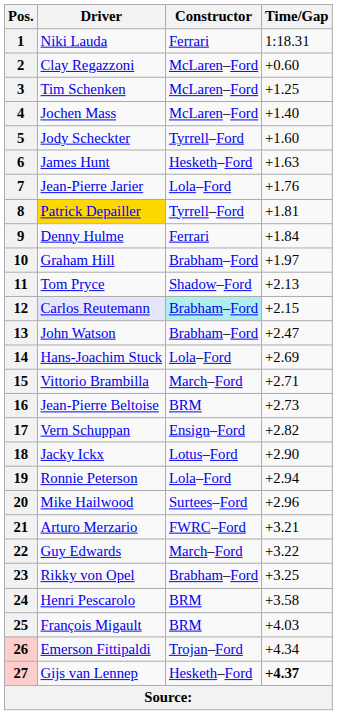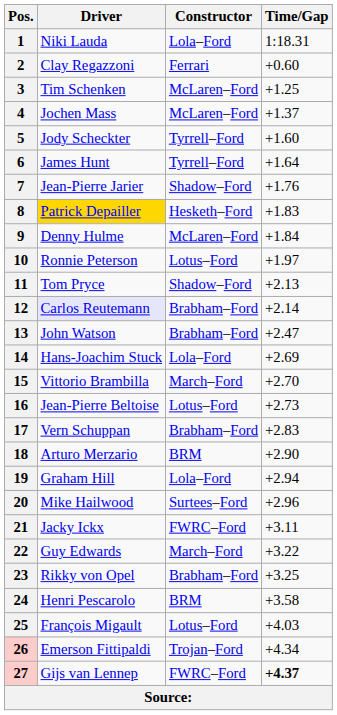(189, 41) Ferrari -> (200, 41) Lola–Ford
(214, 65) McLaren–Ford -> (189, 65) Ferrari
(282, 114) +1.40 -> (282, 114) +1.37
(211, 162) Hesketh–Ford -> (206, 162) Tyrrell–Ford
(282, 162) +1.63 -> (282, 162) +1.64
(200, 187) Lola–Ford -> (210, 187) Shadow–Ford
(206, 211) Tyrrell–Ford -> (211, 211) Hesketh–Ford
(282, 211) +1.81 -> (282, 211) +1.83
(189, 235) Ferrari -> (214, 235) McLaren–Ford
(78, 259) Graham Hill -> (89, 259) Ronnie Peterson
(214, 259) Brabham–Ford -> (203, 259) Lotus–Ford
(214, 308) paleturquoise background -> (214, 308) no background
(282, 308) +2.15 -> (282, 308) +2.14
(282, 381) +2.71 -> (282, 381) +2.70
(185, 405) BRM -> (203, 405) Lotus–Ford
(207, 430) Ensign–Ford -> (214, 430) Brabham–Ford
(282, 430) +2.82 -> (282, 430) +2.83
(72, 454) Jacky Ickx -> (89, 454) Arturo Merzario
(203, 454) Lotus–Ford -> (185, 454) BRM
(89, 478) Ronnie Peterson -> (78, 478) Graham Hill
(89, 527) Arturo Merzario -> (72, 527) Jacky Ickx
(282, 527) +3.21 -> (282, 527) +3.11
(185, 624) BRM -> (203, 624) Lotus–Ford
(211, 673) Hesketh–Ford -> (207, 673) FWRC–Ford
